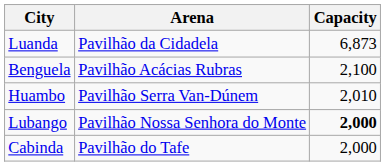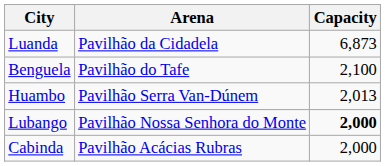(160, 69) Pavilhão Acácias Rubras -> (134, 69) Pavilhão do Tafe
(358, 95) 2,010 -> (358, 95) 2,013
(134, 148) Pavilhão do Tafe -> (160, 148) Pavilhão Acácias Rubras
